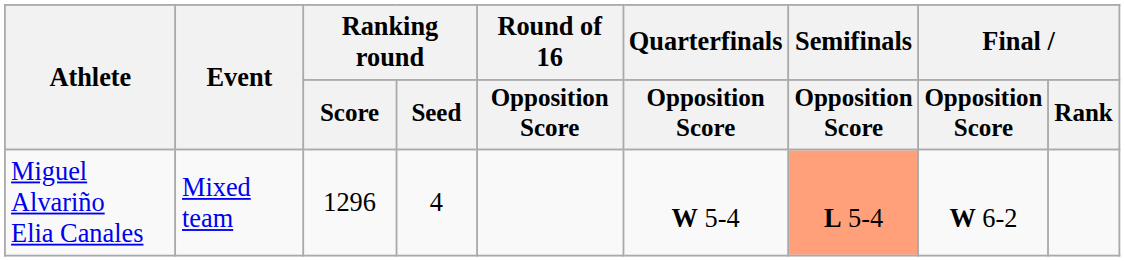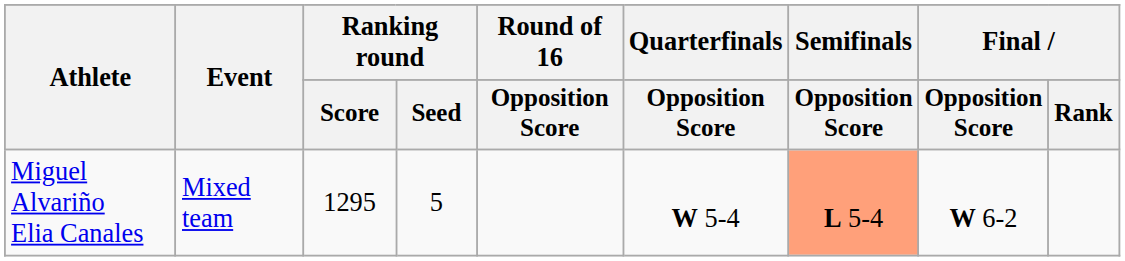(350, 202) 1296 -> (350, 202) 1295
(436, 202) 4 -> (436, 202) 5
